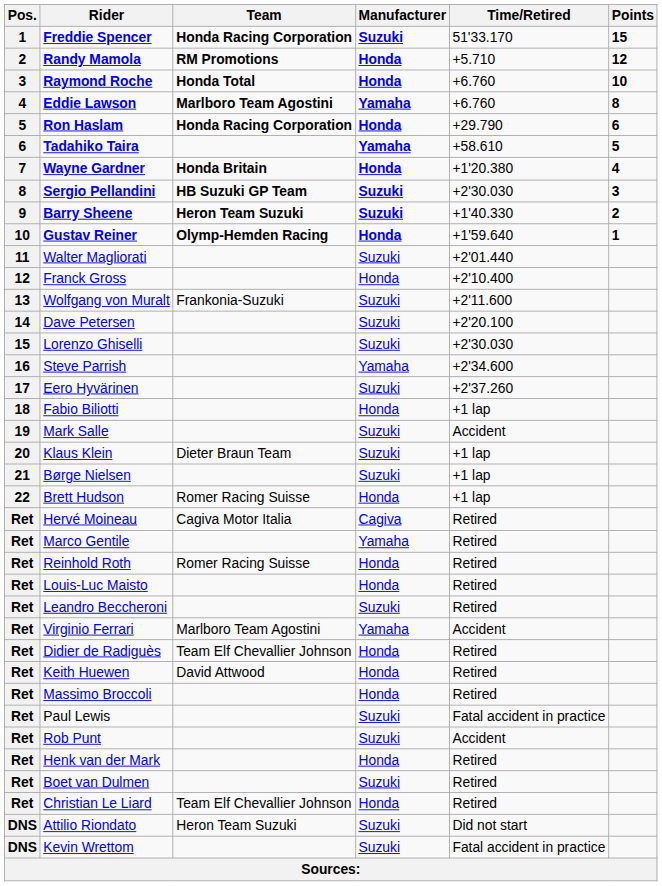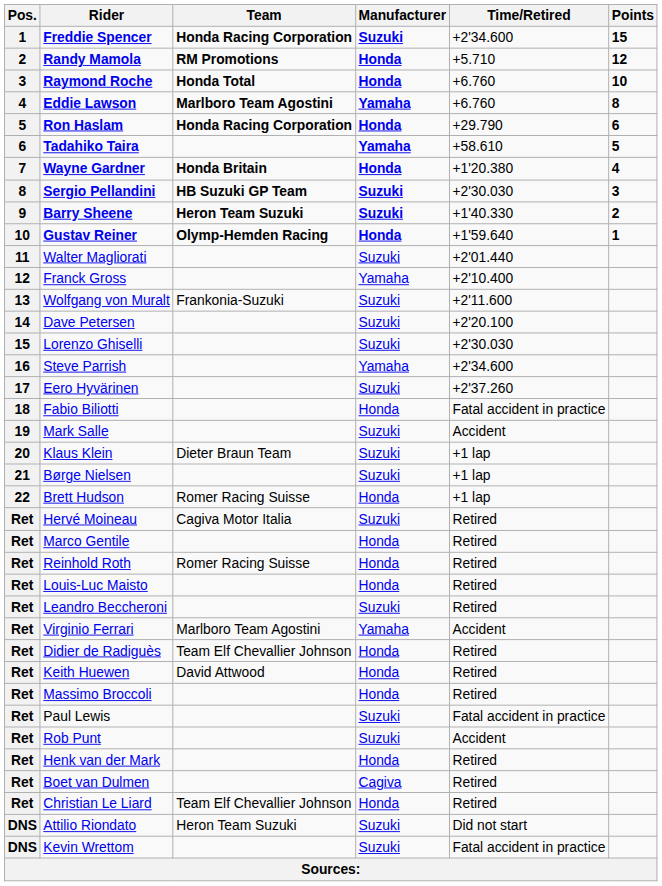(483, 37) 51'33.170 -> (483, 37) +2'34.600
(379, 278) Honda -> (384, 278) Yamaha
(471, 410) +1 lap -> (529, 410) Fatal accident in practice
(380, 519) Cagiva -> (379, 519) Suzuki
(384, 541) Yamaha -> (379, 541) Honda
(379, 782) Suzuki -> (380, 782) Cagiva
